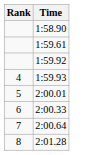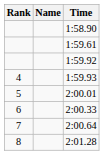+ column: (48, 12)
